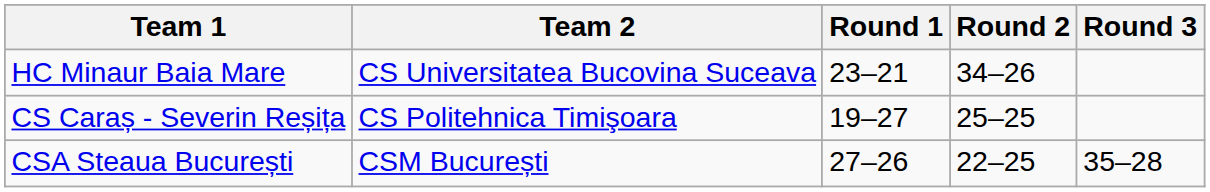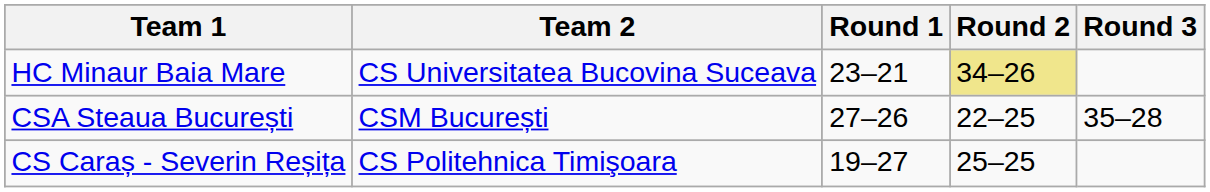(996, 72) no background -> (996, 72) khaki background
rows swapped: (152, 162) <-> (178, 117)
